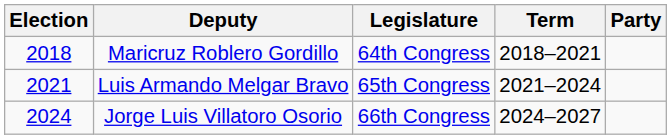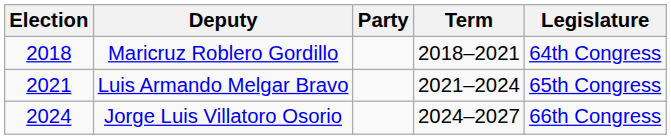columns swapped: (636, 20) <-> (424, 20)
